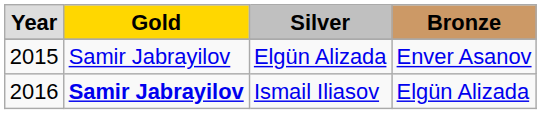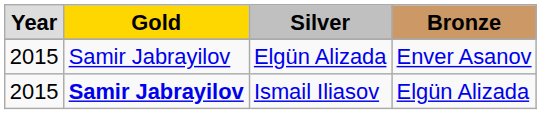(34, 92) 2016 -> (34, 92) 2015
